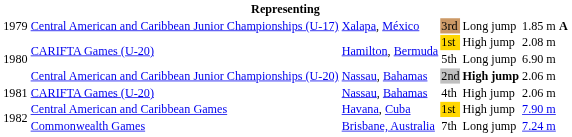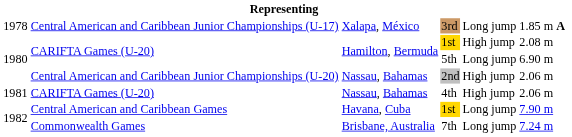(15, 25) 1979 -> (15, 25) 1978
(491, 76) bold -> (489, 76) normal
(489, 109) High jump -> (489, 109) Long jump
